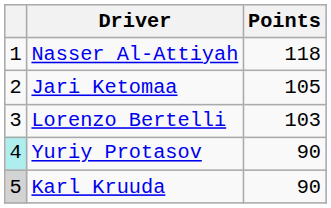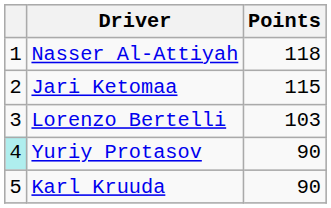(303, 87) 105 -> (303, 87) 115
(16, 187) lightgrey background -> (16, 187) no background
